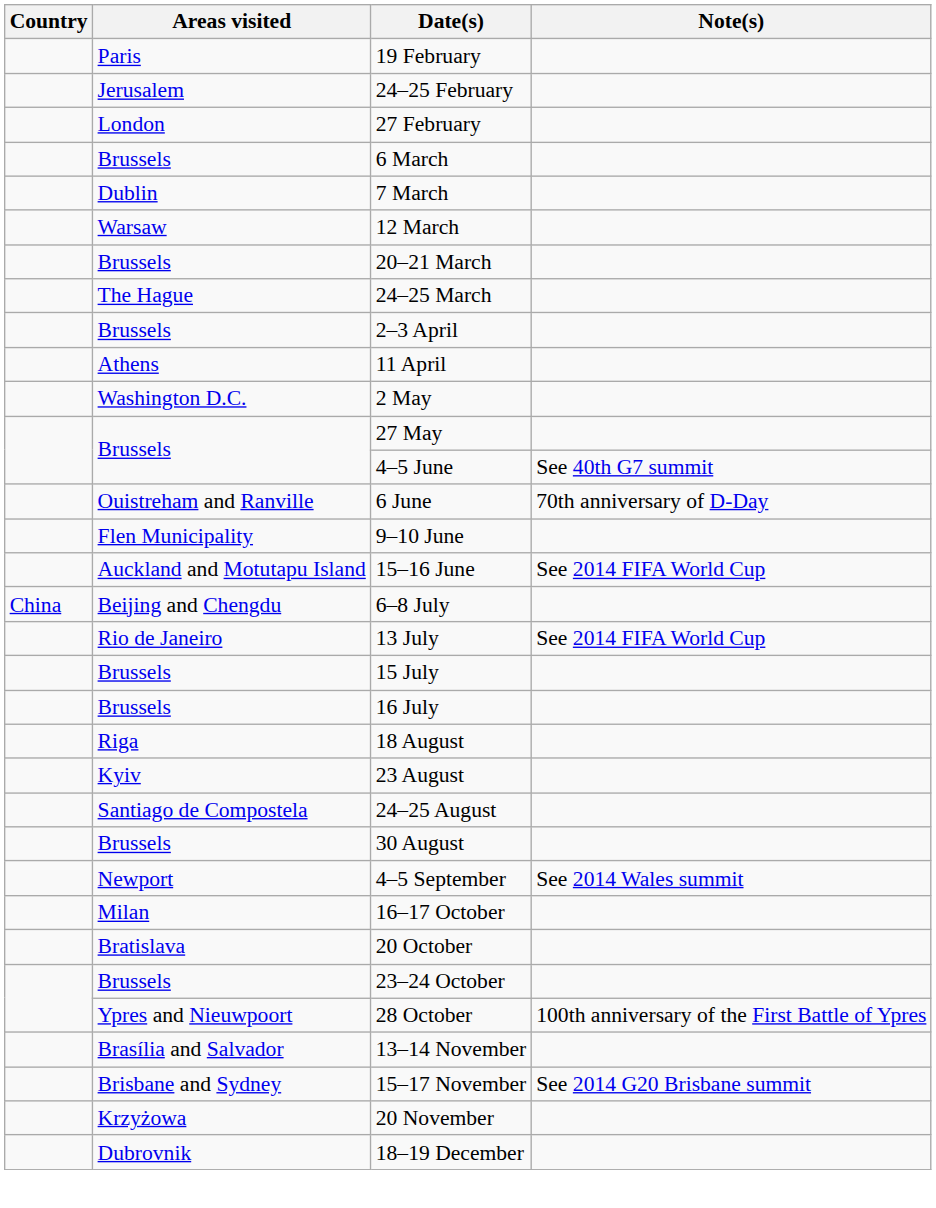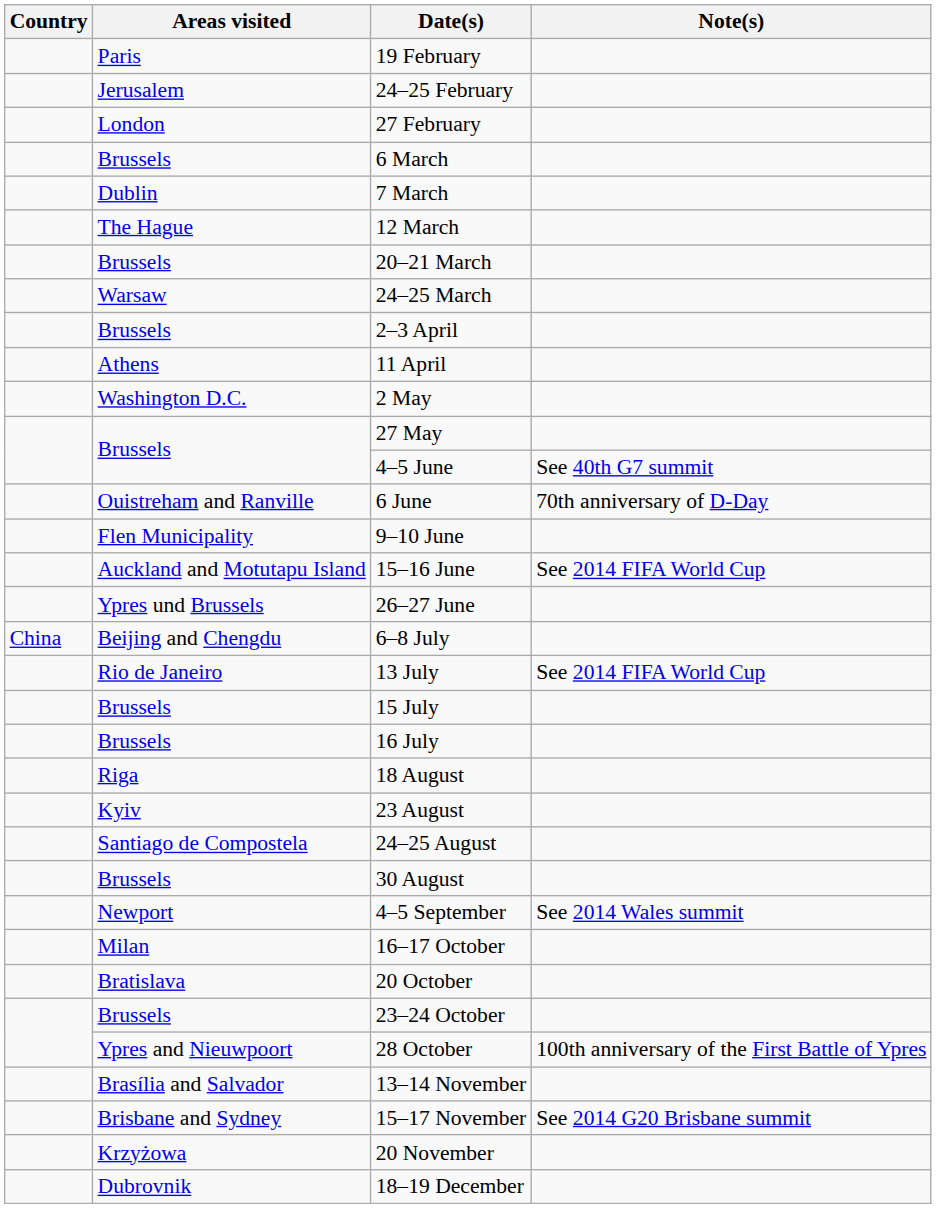(132, 227) Warsaw -> (145, 227) The Hague
(145, 295) The Hague -> (132, 295) Warsaw
+ row: (425, 603)
